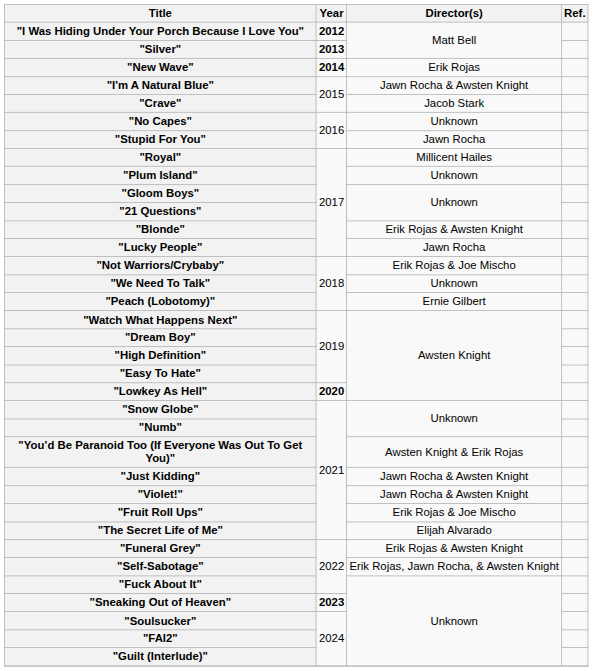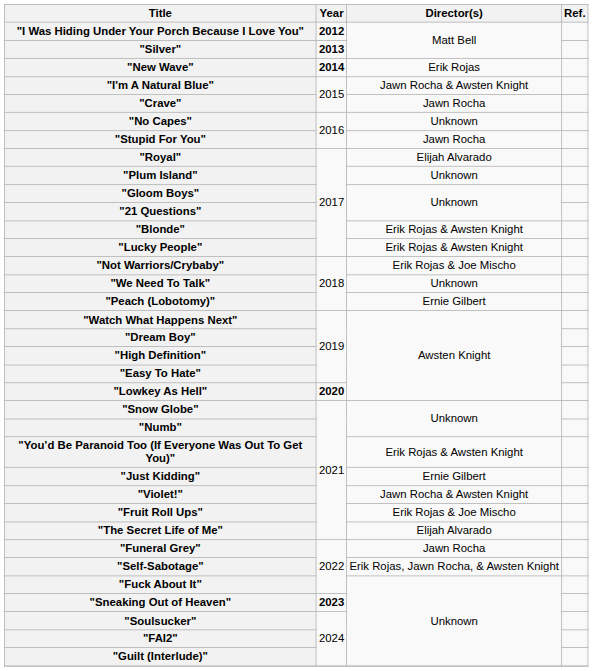(454, 103) Jacob Stark -> (454, 103) Jawn Rocha
(454, 157) Millicent Hailes -> (454, 157) Elijah Alvarado
(454, 247) Jawn Rocha -> (454, 247) Erik Rojas & Awsten Knight
(454, 452) Awsten Knight & Erik Rojas -> (454, 452) Erik Rojas & Awsten Knight
(454, 476) Jawn Rocha & Awsten Knight -> (454, 476) Ernie Gilbert
(454, 548) Erik Rojas & Awsten Knight -> (454, 548) Jawn Rocha
